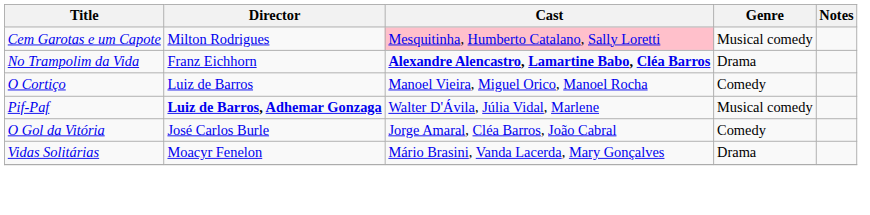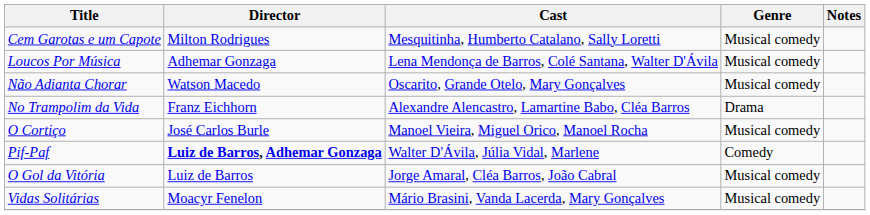(524, 38) pink background -> (524, 38) no background
+ row: (64, 61)
+ row: (67, 84)
(549, 61) bold -> (539, 107) normal
(210, 84) Luiz de Barros -> (218, 130) José Carlos Burle
(741, 84) Comedy -> (772, 130) Musical comedy
(765, 107) Musical comedy -> (749, 152) Comedy
(218, 130) José Carlos Burle -> (210, 175) Luiz de Barros
(741, 130) Comedy -> (772, 175) Musical comedy
(737, 152) Drama -> (772, 198) Musical comedy
